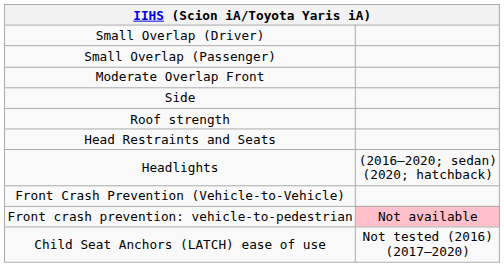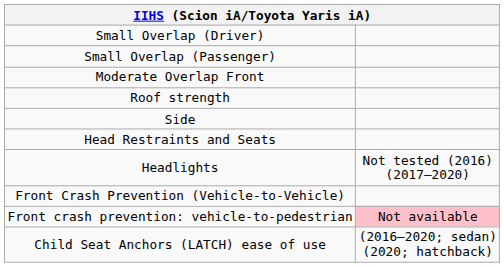rows swapped: (180, 98) <-> (180, 119)
(428, 168) (2016–2020; sedan) (2020; hatchback) -> (428, 168) Not tested (2016) (2017–2020)
(428, 245) Not tested (2016) (2017–2020) -> (428, 245) (2016–2020; sedan) (2020; hatchback)
